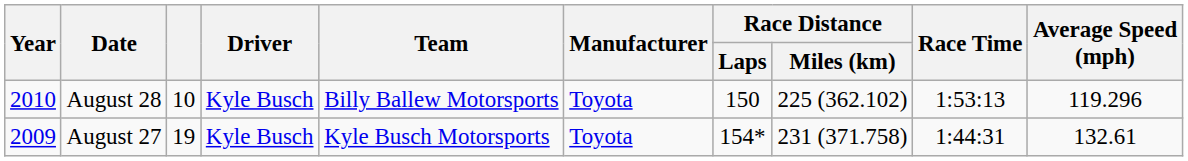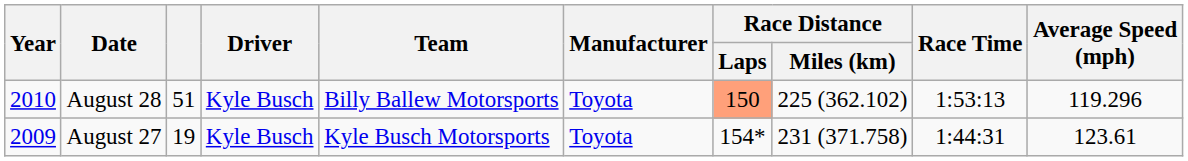(184, 99) 10 -> (184, 99) 51
(743, 99) no background -> (743, 99) lightsalmon background
(1105, 137) 132.61 -> (1105, 137) 123.61
